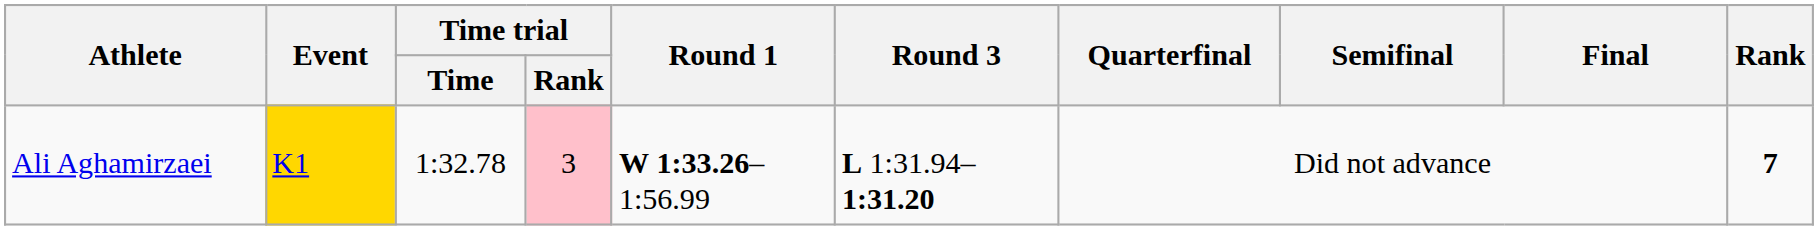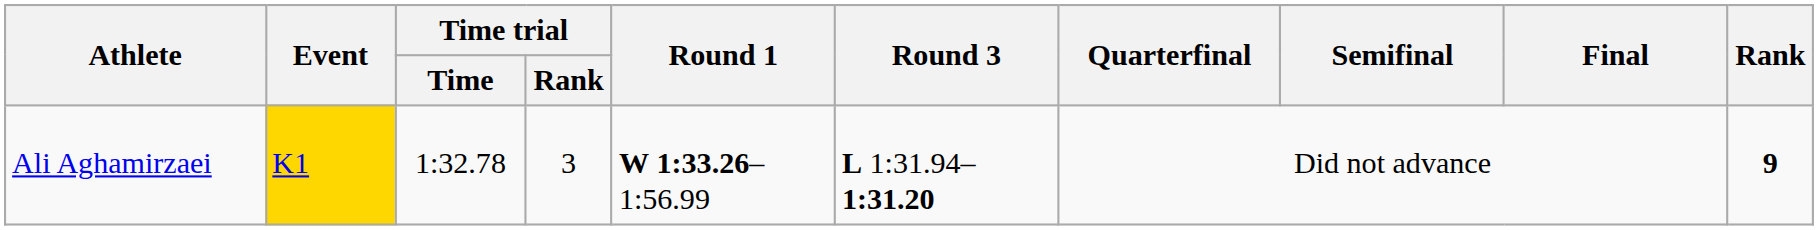(569, 164) pink background -> (569, 164) no background
(1770, 164) 7 -> (1770, 164) 9
